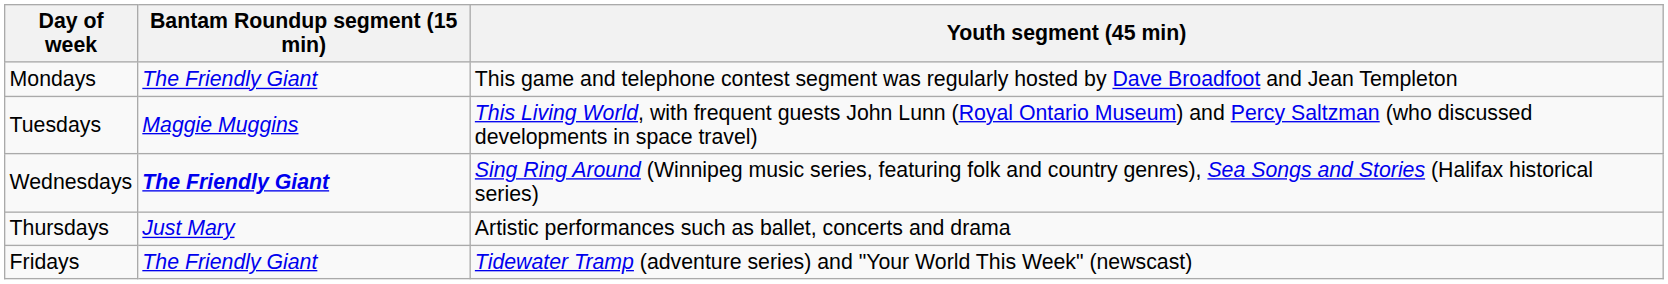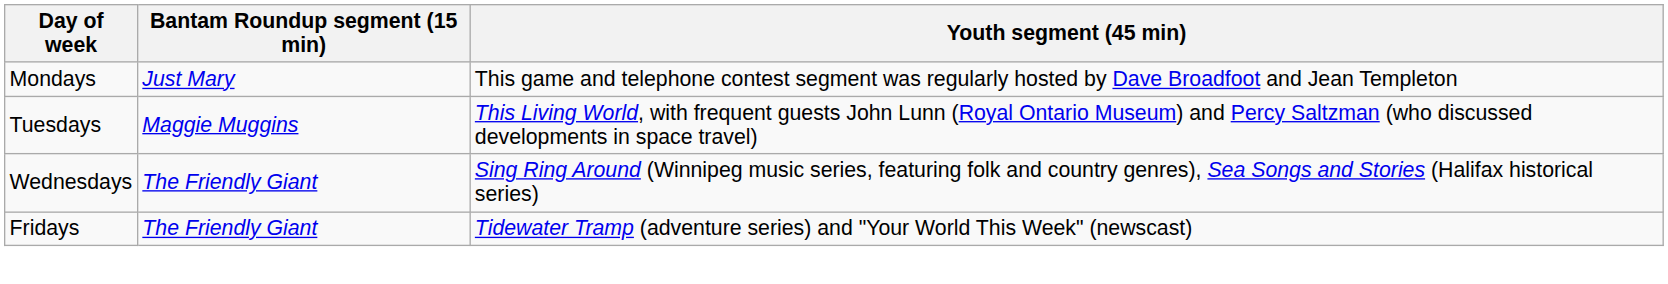(230, 79) The Friendly Giant -> (188, 79) Just Mary
(236, 182) bold -> (230, 182) normal
- row: (59, 228)
